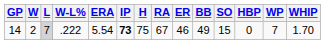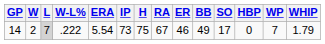(125, 30) bold -> (125, 30) normal
(224, 30) 15 -> (224, 30) 17
(303, 30) 1.70 -> (303, 30) 1.79
